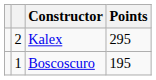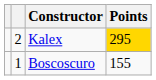(120, 40) no background -> (120, 40) gold background
(120, 63) 195 -> (120, 63) 155
